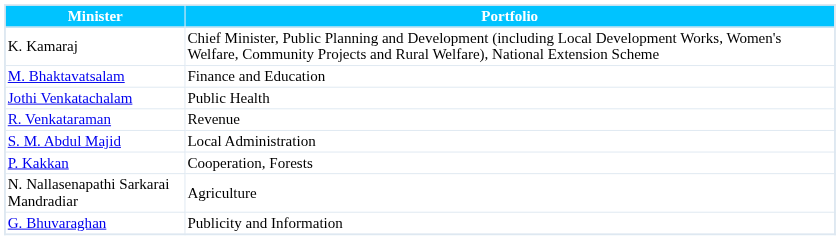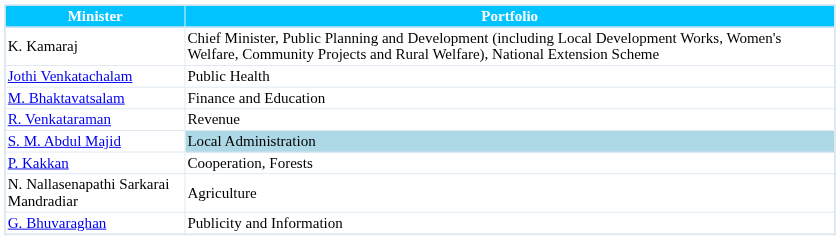rows swapped: (66, 76) <-> (70, 98)
(252, 141) no background -> (252, 141) lightblue background
